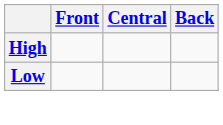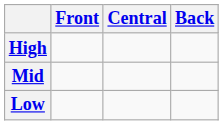+ row: (28, 76)
